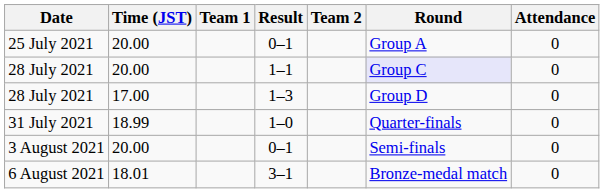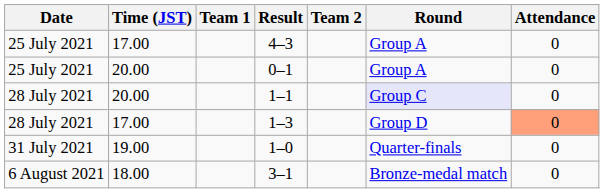+ row: (51, 43)
(555, 95) no background -> (555, 122) lightsalmon background
(131, 122) 18.99 -> (131, 148) 19.00
- row: (56, 148)
(131, 174) 18.01 -> (131, 174) 18.00
